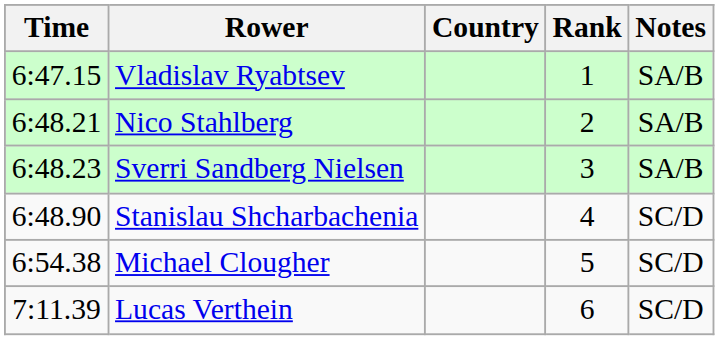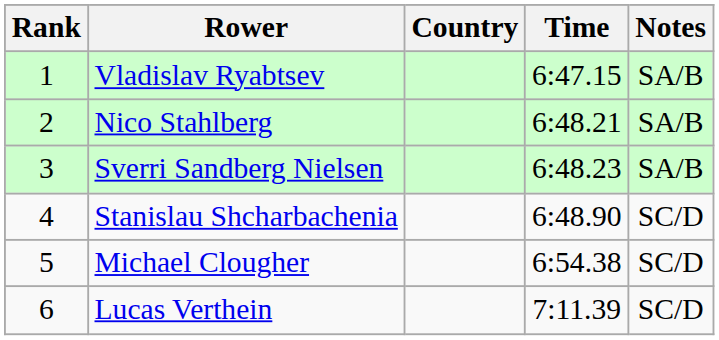columns swapped: (587, 27) <-> (57, 27)
